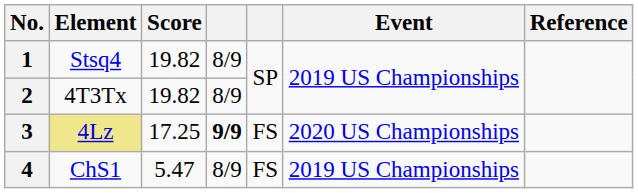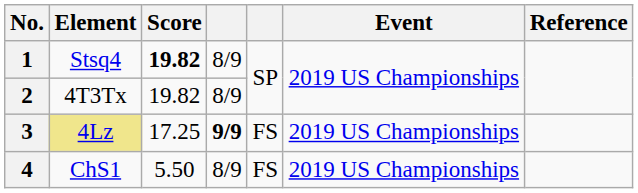(174, 59) normal -> (174, 59) bold
(404, 132) 2020 US Championships -> (404, 132) 2019 US Championships
(174, 168) 5.47 -> (174, 168) 5.50
